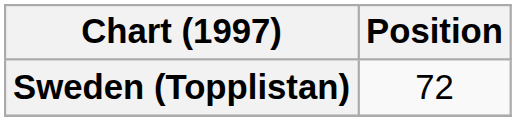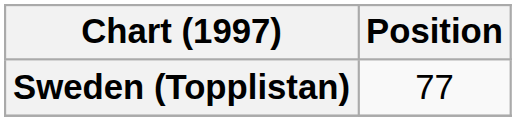(434, 87) 72 -> (434, 87) 77
